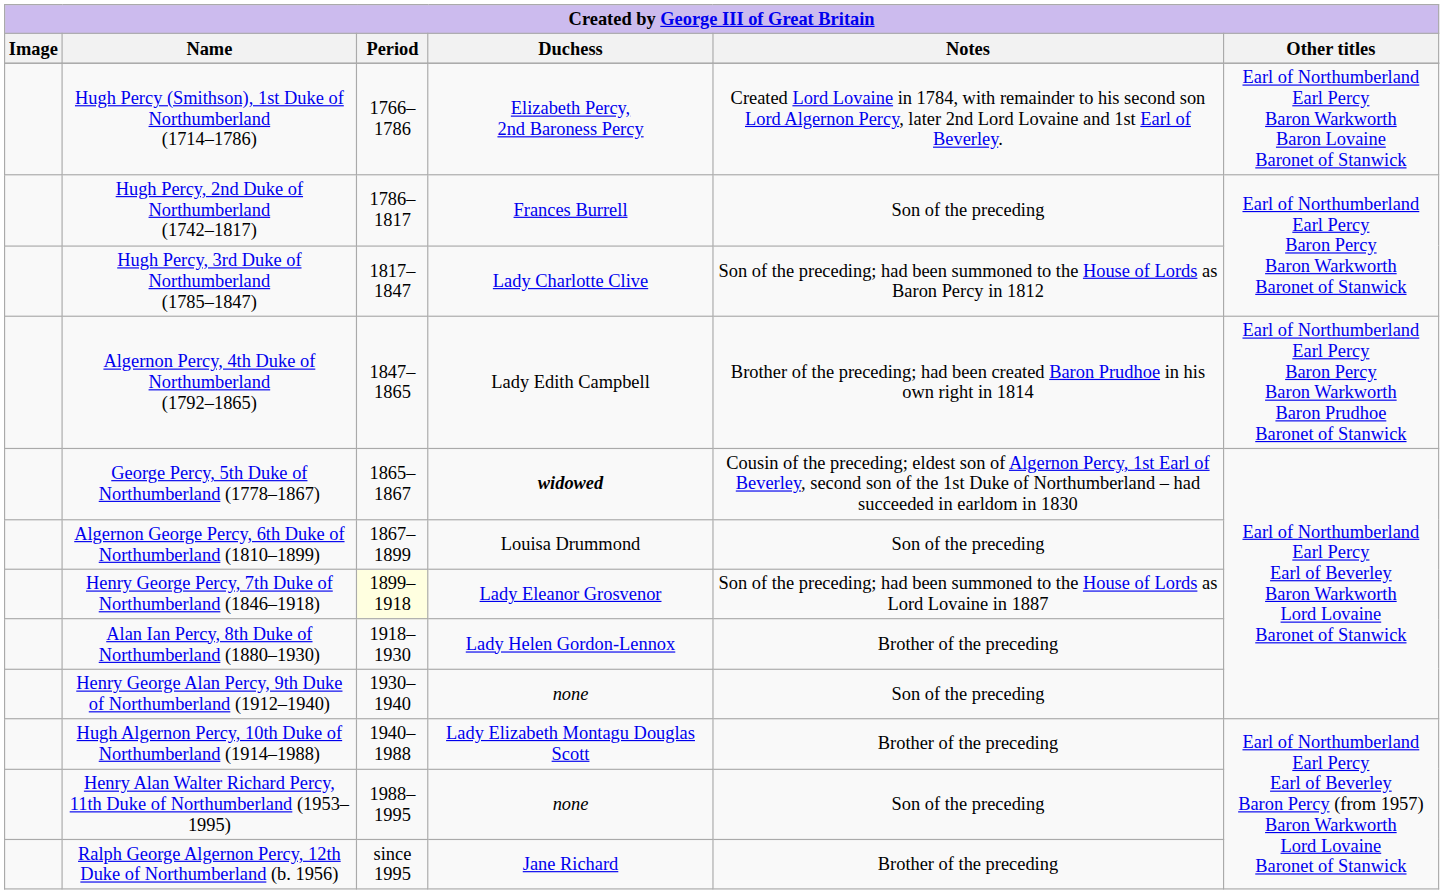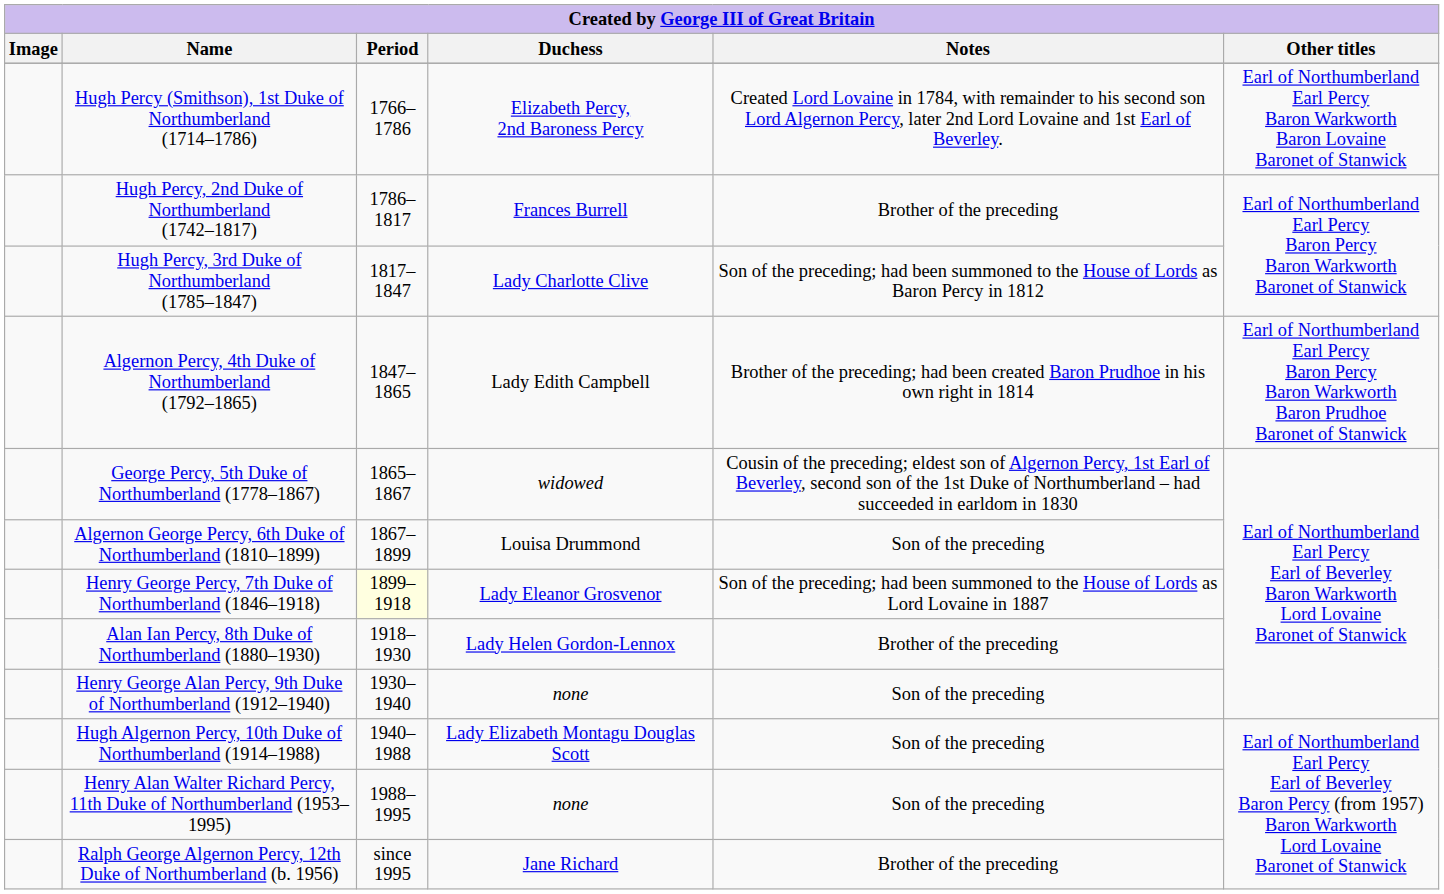(968, 210) Son of the preceding -> (968, 210) Brother of the preceding
(571, 483) bold -> (571, 483) normal
(968, 743) Brother of the preceding -> (968, 743) Son of the preceding
